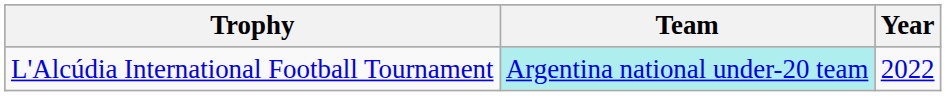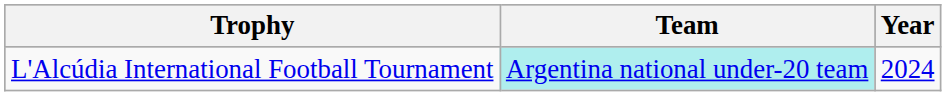(908, 68) 2022 -> (908, 68) 2024
